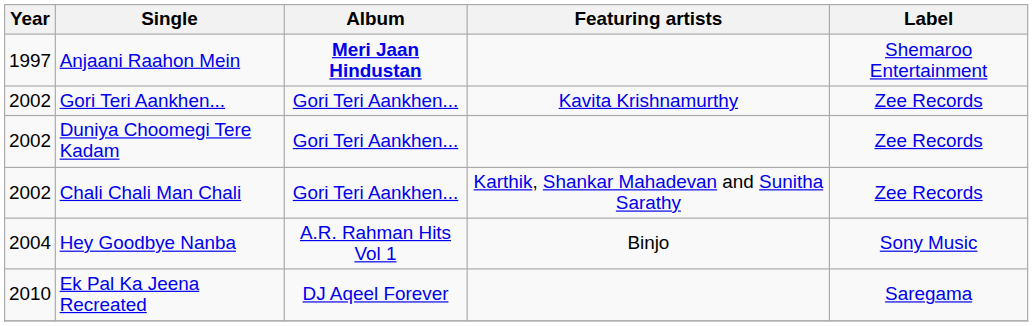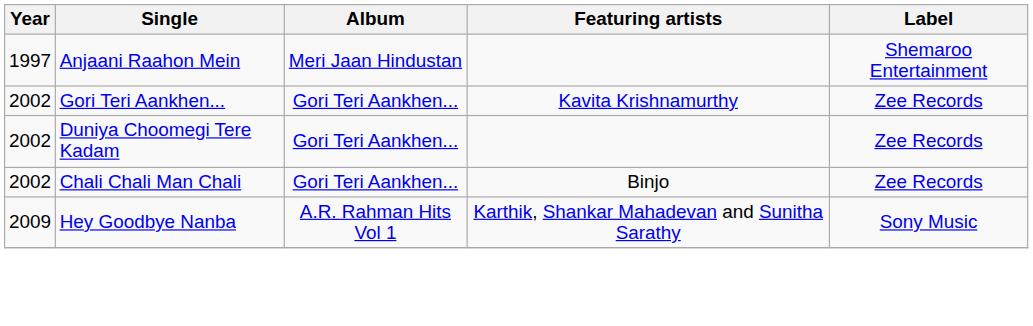(375, 60) bold -> (375, 60) normal
(648, 192) Karthik, Shankar Mahadevan and Sunitha Sarathy -> (648, 181) Binjo
(30, 243) 2004 -> (30, 222) 2009
(648, 243) Binjo -> (648, 222) Karthik, Shankar Mahadevan and Sunitha Sarathy
- row: (129, 294)
